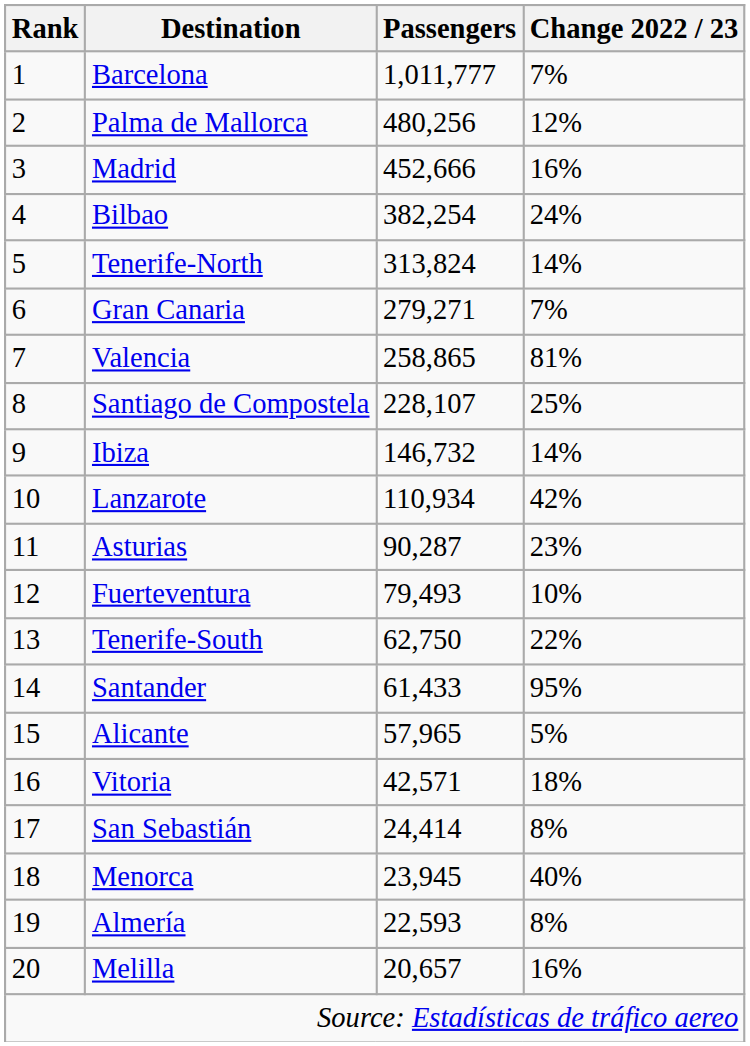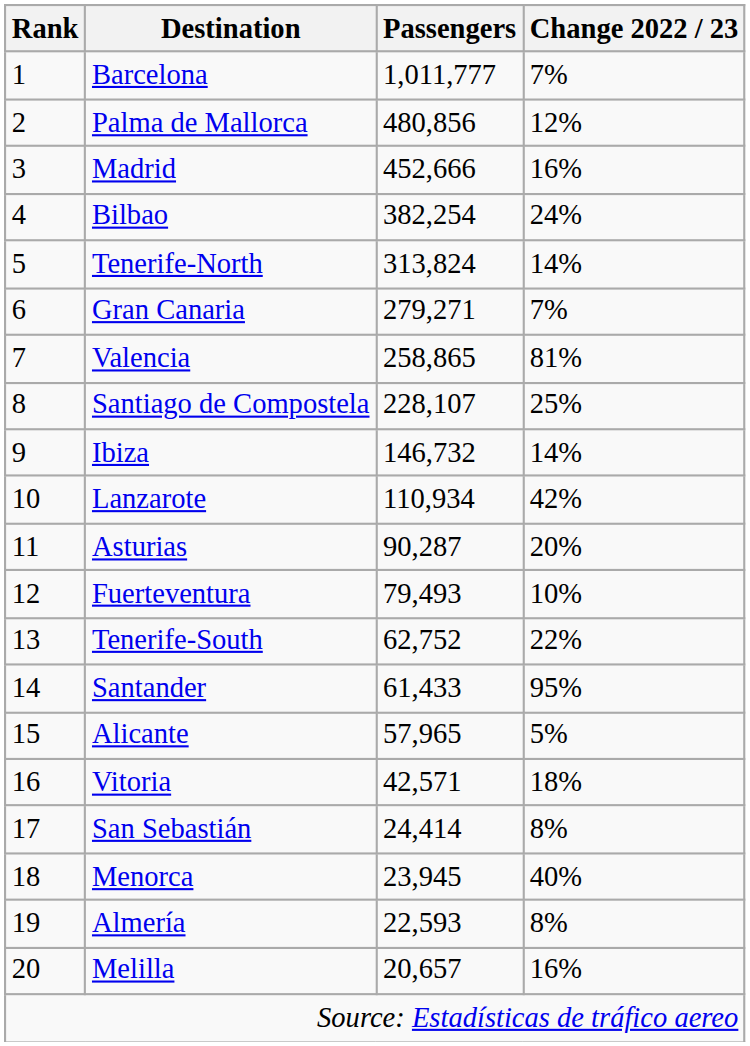(429, 121) 480,256 -> (429, 121) 480,856
(556, 545) 23% -> (556, 545) 20%
(422, 640) 62,750 -> (422, 640) 62,752
